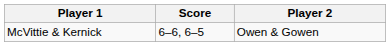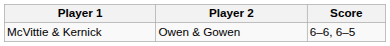columns swapped: (310, 13) <-> (195, 13)
